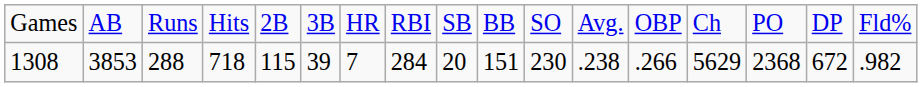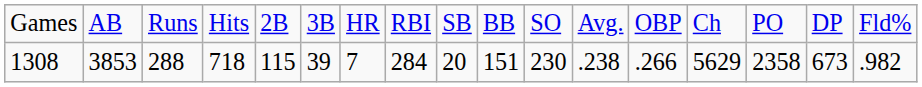(776, 61) 2368 -> (776, 61) 2358
(830, 61) 672 -> (830, 61) 673
